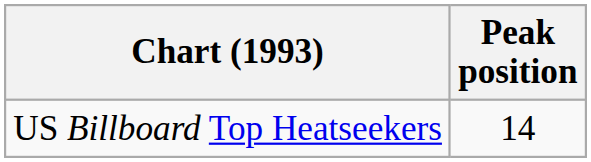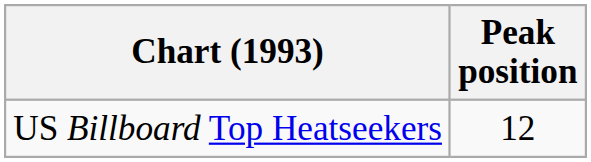(518, 127) 14 -> (518, 127) 12
